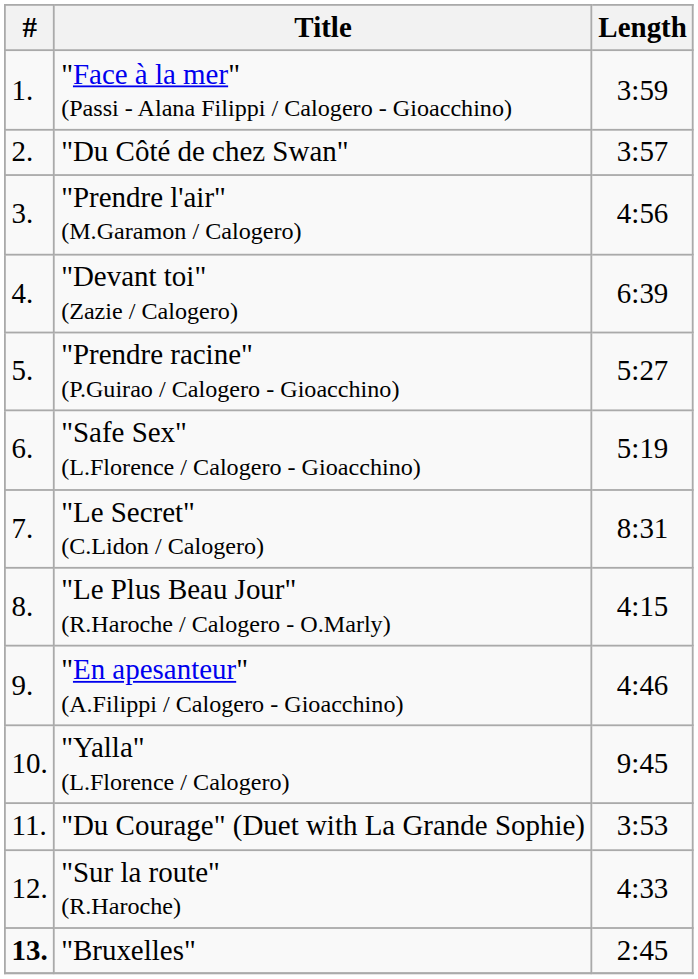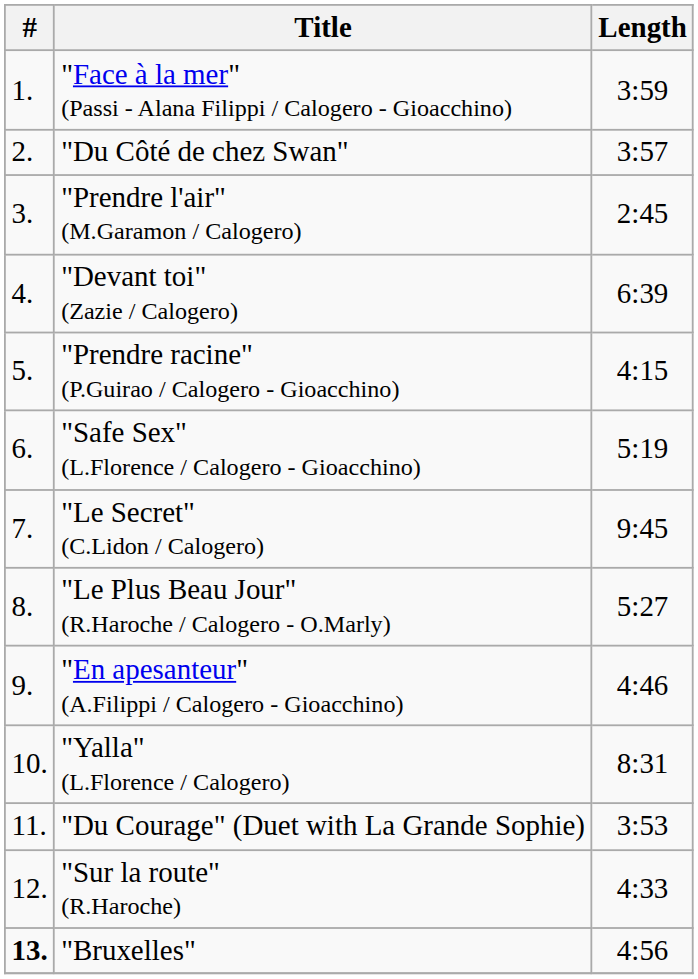(643, 214) 4:56 -> (643, 214) 2:45
(643, 371) 5:27 -> (643, 371) 4:15
(643, 528) 8:31 -> (643, 528) 9:45
(643, 606) 4:15 -> (643, 606) 5:27
(643, 763) 9:45 -> (643, 763) 8:31
(643, 950) 2:45 -> (643, 950) 4:56
